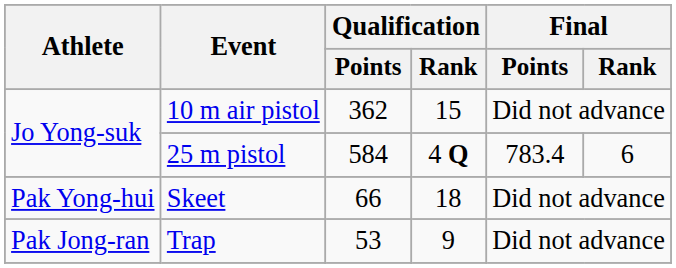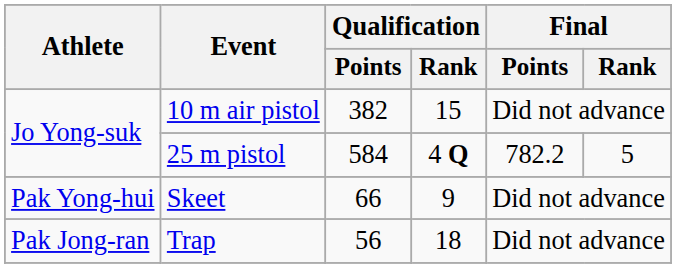(368, 111) 362 -> (368, 111) 382
(535, 154) 783.4 -> (535, 154) 782.2
(627, 154) 6 -> (627, 154) 5
(448, 198) 18 -> (448, 198) 9
(368, 241) 53 -> (368, 241) 56
(448, 241) 9 -> (448, 241) 18
